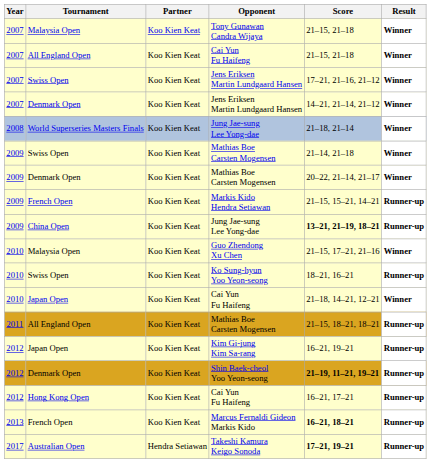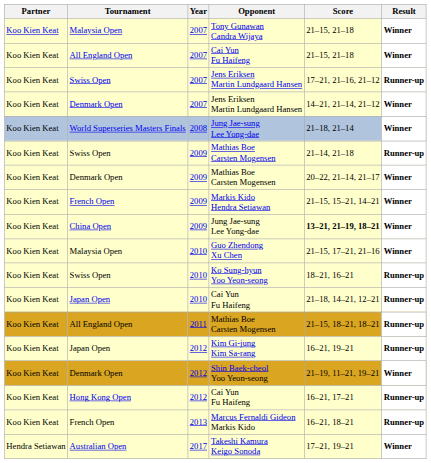columns swapped: (15, 12) <-> (177, 12)
(398, 80) Winner -> (404, 80) Runner-up
(398, 153) Winner -> (404, 153) Runner-up
(404, 202) Runner-up -> (398, 202) Winner
(404, 226) Runner-up -> (398, 226) Winner
(398, 300) Winner -> (404, 300) Runner-up
(343, 373) bold -> (343, 373) normal
(404, 373) Runner-up -> (398, 373) Winner
(330, 422) bold -> (330, 422) normal
(330, 447) bold -> (330, 447) normal
(404, 447) Runner-up -> (398, 447) Winner
